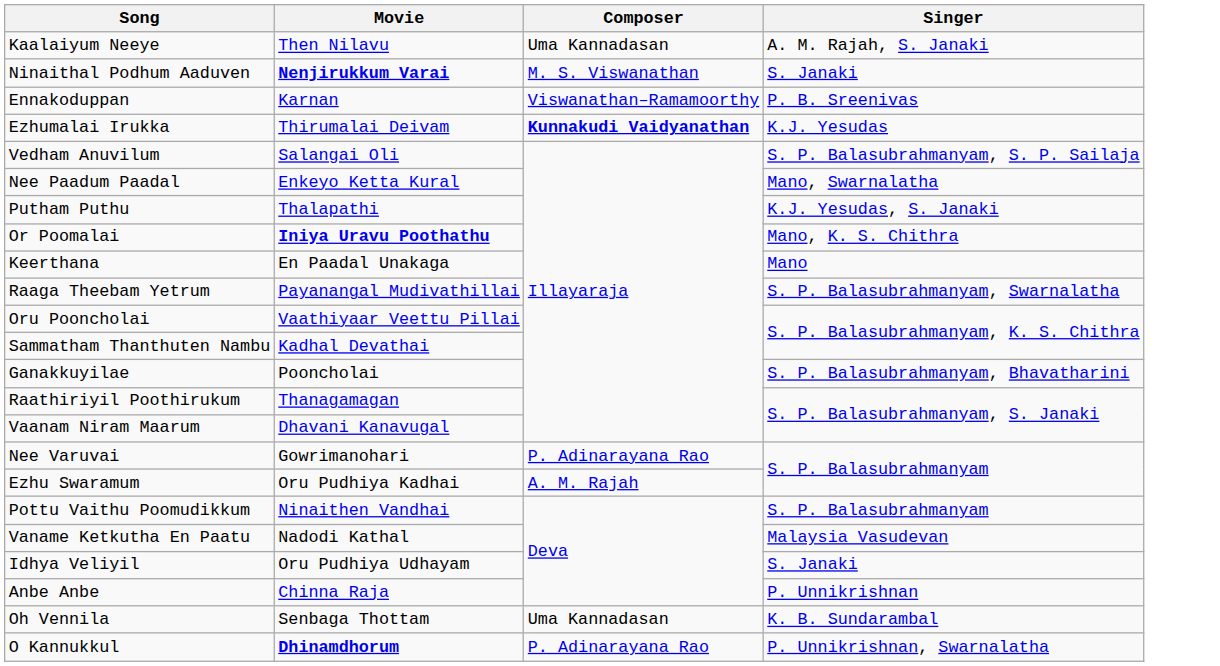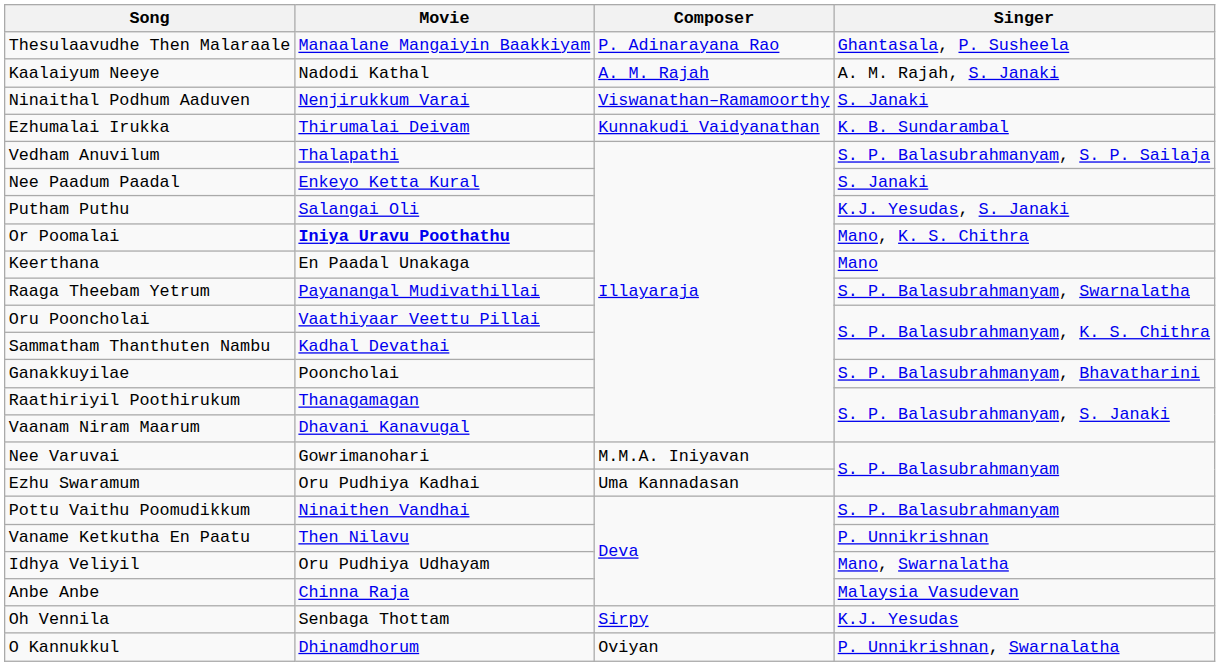+ row: (150, 46)
(334, 46) Then Nilavu -> (364, 73) Nadodi Kathal
(598, 46) Uma Kannadasan -> (654, 73) A. M. Rajah
(364, 73) bold -> (384, 100) normal
(613, 73) M. S. Viswanathan -> (714, 100) Viswanathan–Ramamoorthy
- row: (69, 100)
(639, 128) bold -> (709, 128) normal
(828, 128) K.J. Yesudas -> (923, 128) K. B. Sundarambal
(339, 155) Salangai Oli -> (349, 155) Thalapathi
(853, 182) Mano, Swarnalatha -> (883, 182) S. Janaki
(329, 210) Thalapathi -> (359, 210) Salangai Oli
(618, 456) P. Adinarayana Rao -> (674, 456) M.M.A. Iniyavan
(583, 483) A. M. Rajah -> (669, 483) Uma Kannadasan
(344, 538) Nadodi Kathal -> (354, 538) Then Nilavu
(858, 538) Malaysia Vasudevan -> (913, 538) P. Unnikrishnan
(813, 565) S. Janaki -> (923, 565) Mano, Swarnalatha
(843, 592) P. Unnikrishnan -> (928, 592) Malaysia Vasudevan
(598, 620) Uma Kannadasan -> (623, 620) Sirpy
(853, 620) K. B. Sundarambal -> (898, 620) K.J. Yesudas
(339, 647) bold -> (359, 647) normal
(618, 647) P. Adinarayana Rao -> (628, 647) Oviyan
